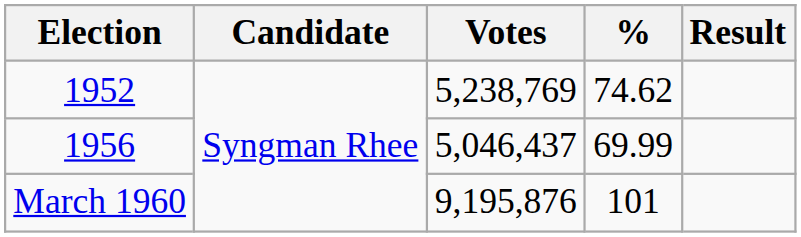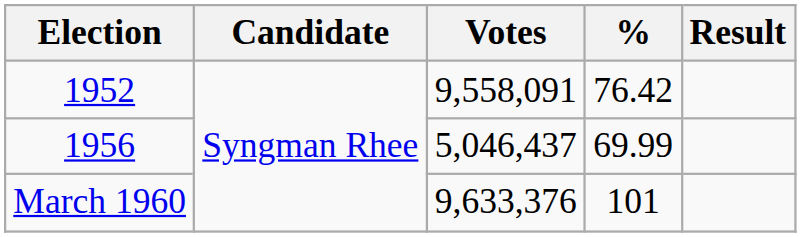(506, 88) 5,238,769 -> (506, 88) 9,558,091
(633, 88) 74.62 -> (633, 88) 76.42
(506, 201) 9,195,876 -> (506, 201) 9,633,376
